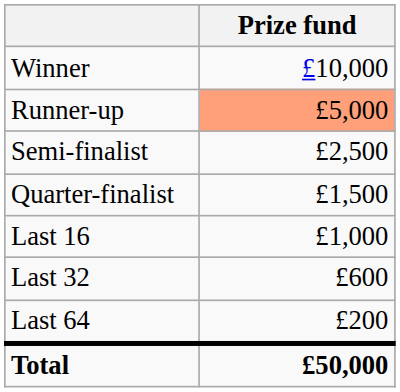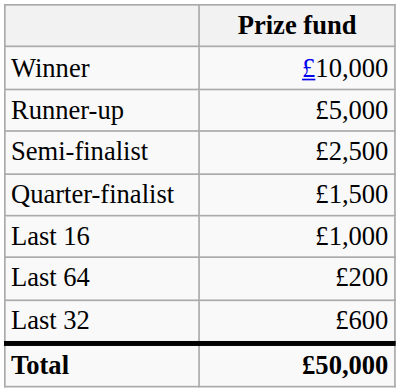(352, 109) lightsalmon background -> (352, 109) no background
rows swapped: (50, 278) <-> (50, 320)
